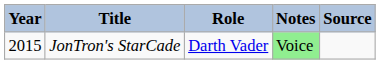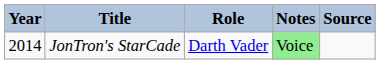(25, 45) 2015 -> (25, 45) 2014
